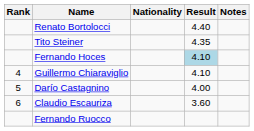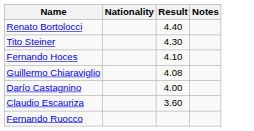- column: (18, 12)
(201, 42) 4.35 -> (173, 42) 4.30
(201, 57) lightblue background -> (173, 57) no background
(201, 73) 4.10 -> (173, 73) 4.08
